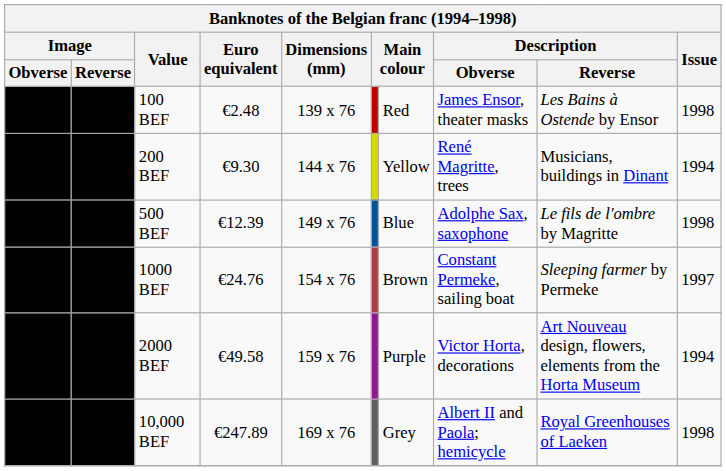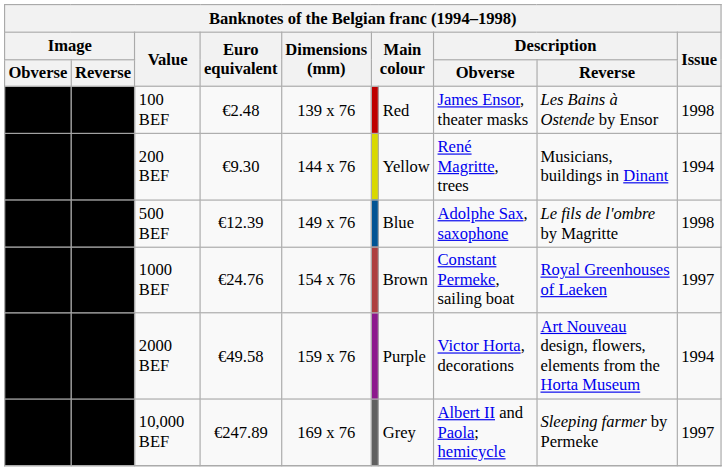(604, 279) Sleeping farmer by Permeke -> (605, 279) Royal Greenhouses of Laeken
(605, 432) Royal Greenhouses of Laeken -> (604, 432) Sleeping farmer by Permeke
(698, 432) 1998 -> (698, 432) 1997
